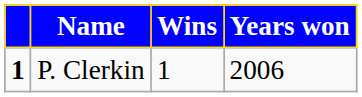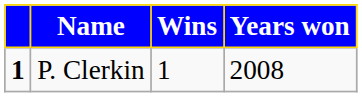(257, 69) 2006 -> (257, 69) 2008
